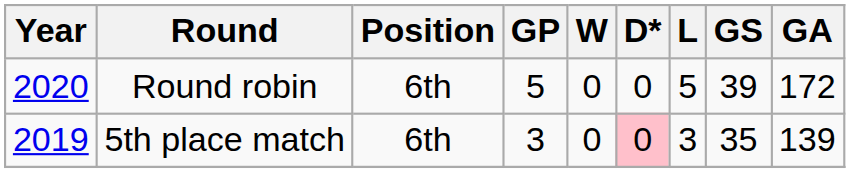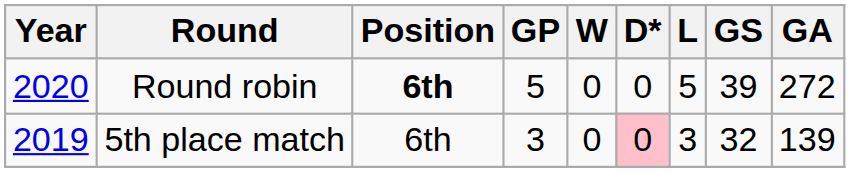(428, 85) normal -> (428, 85) bold
(807, 85) 172 -> (807, 85) 272
(738, 139) 35 -> (738, 139) 32
